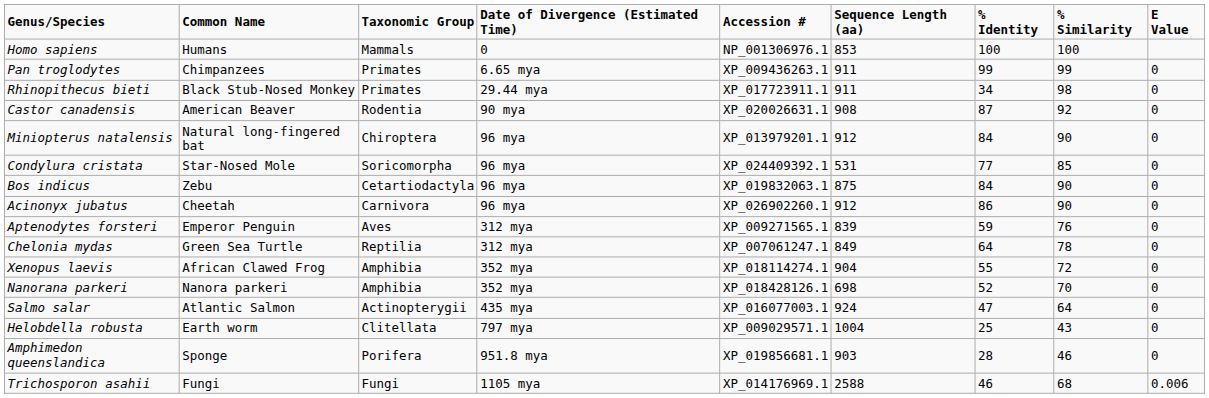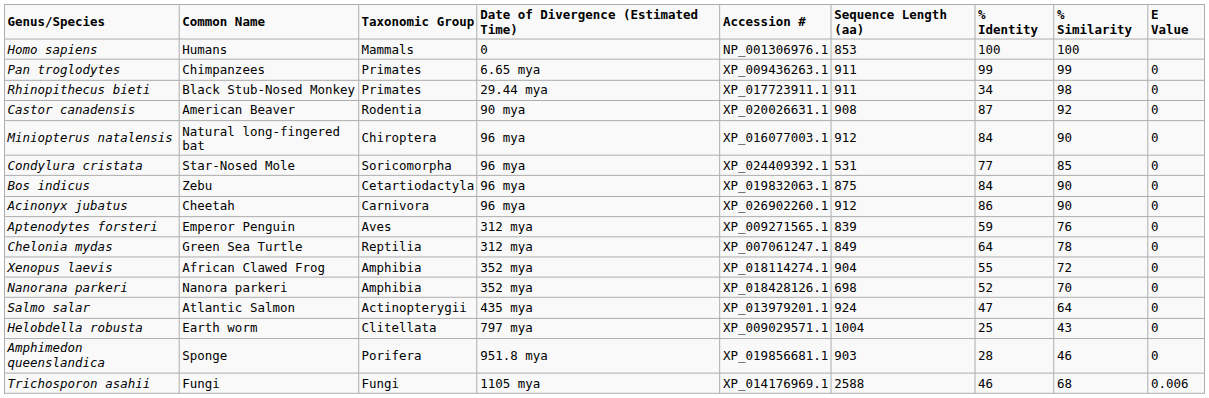(776, 138) XP_013979201.1 -> (776, 138) XP_016077003.1
(776, 308) XP_016077003.1 -> (776, 308) XP_013979201.1
